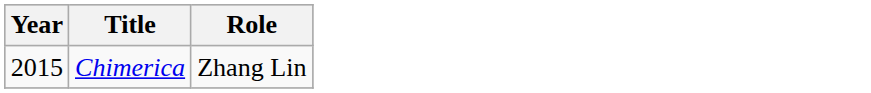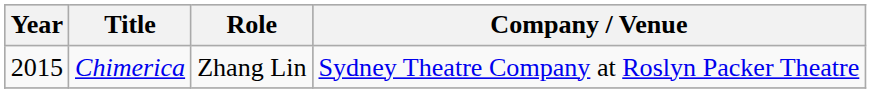+ column: (589, 25)
